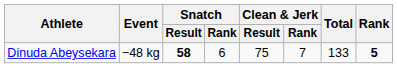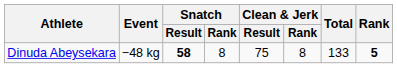(222, 53) 6 -> (222, 53) 8
(303, 53) 7 -> (303, 53) 8
